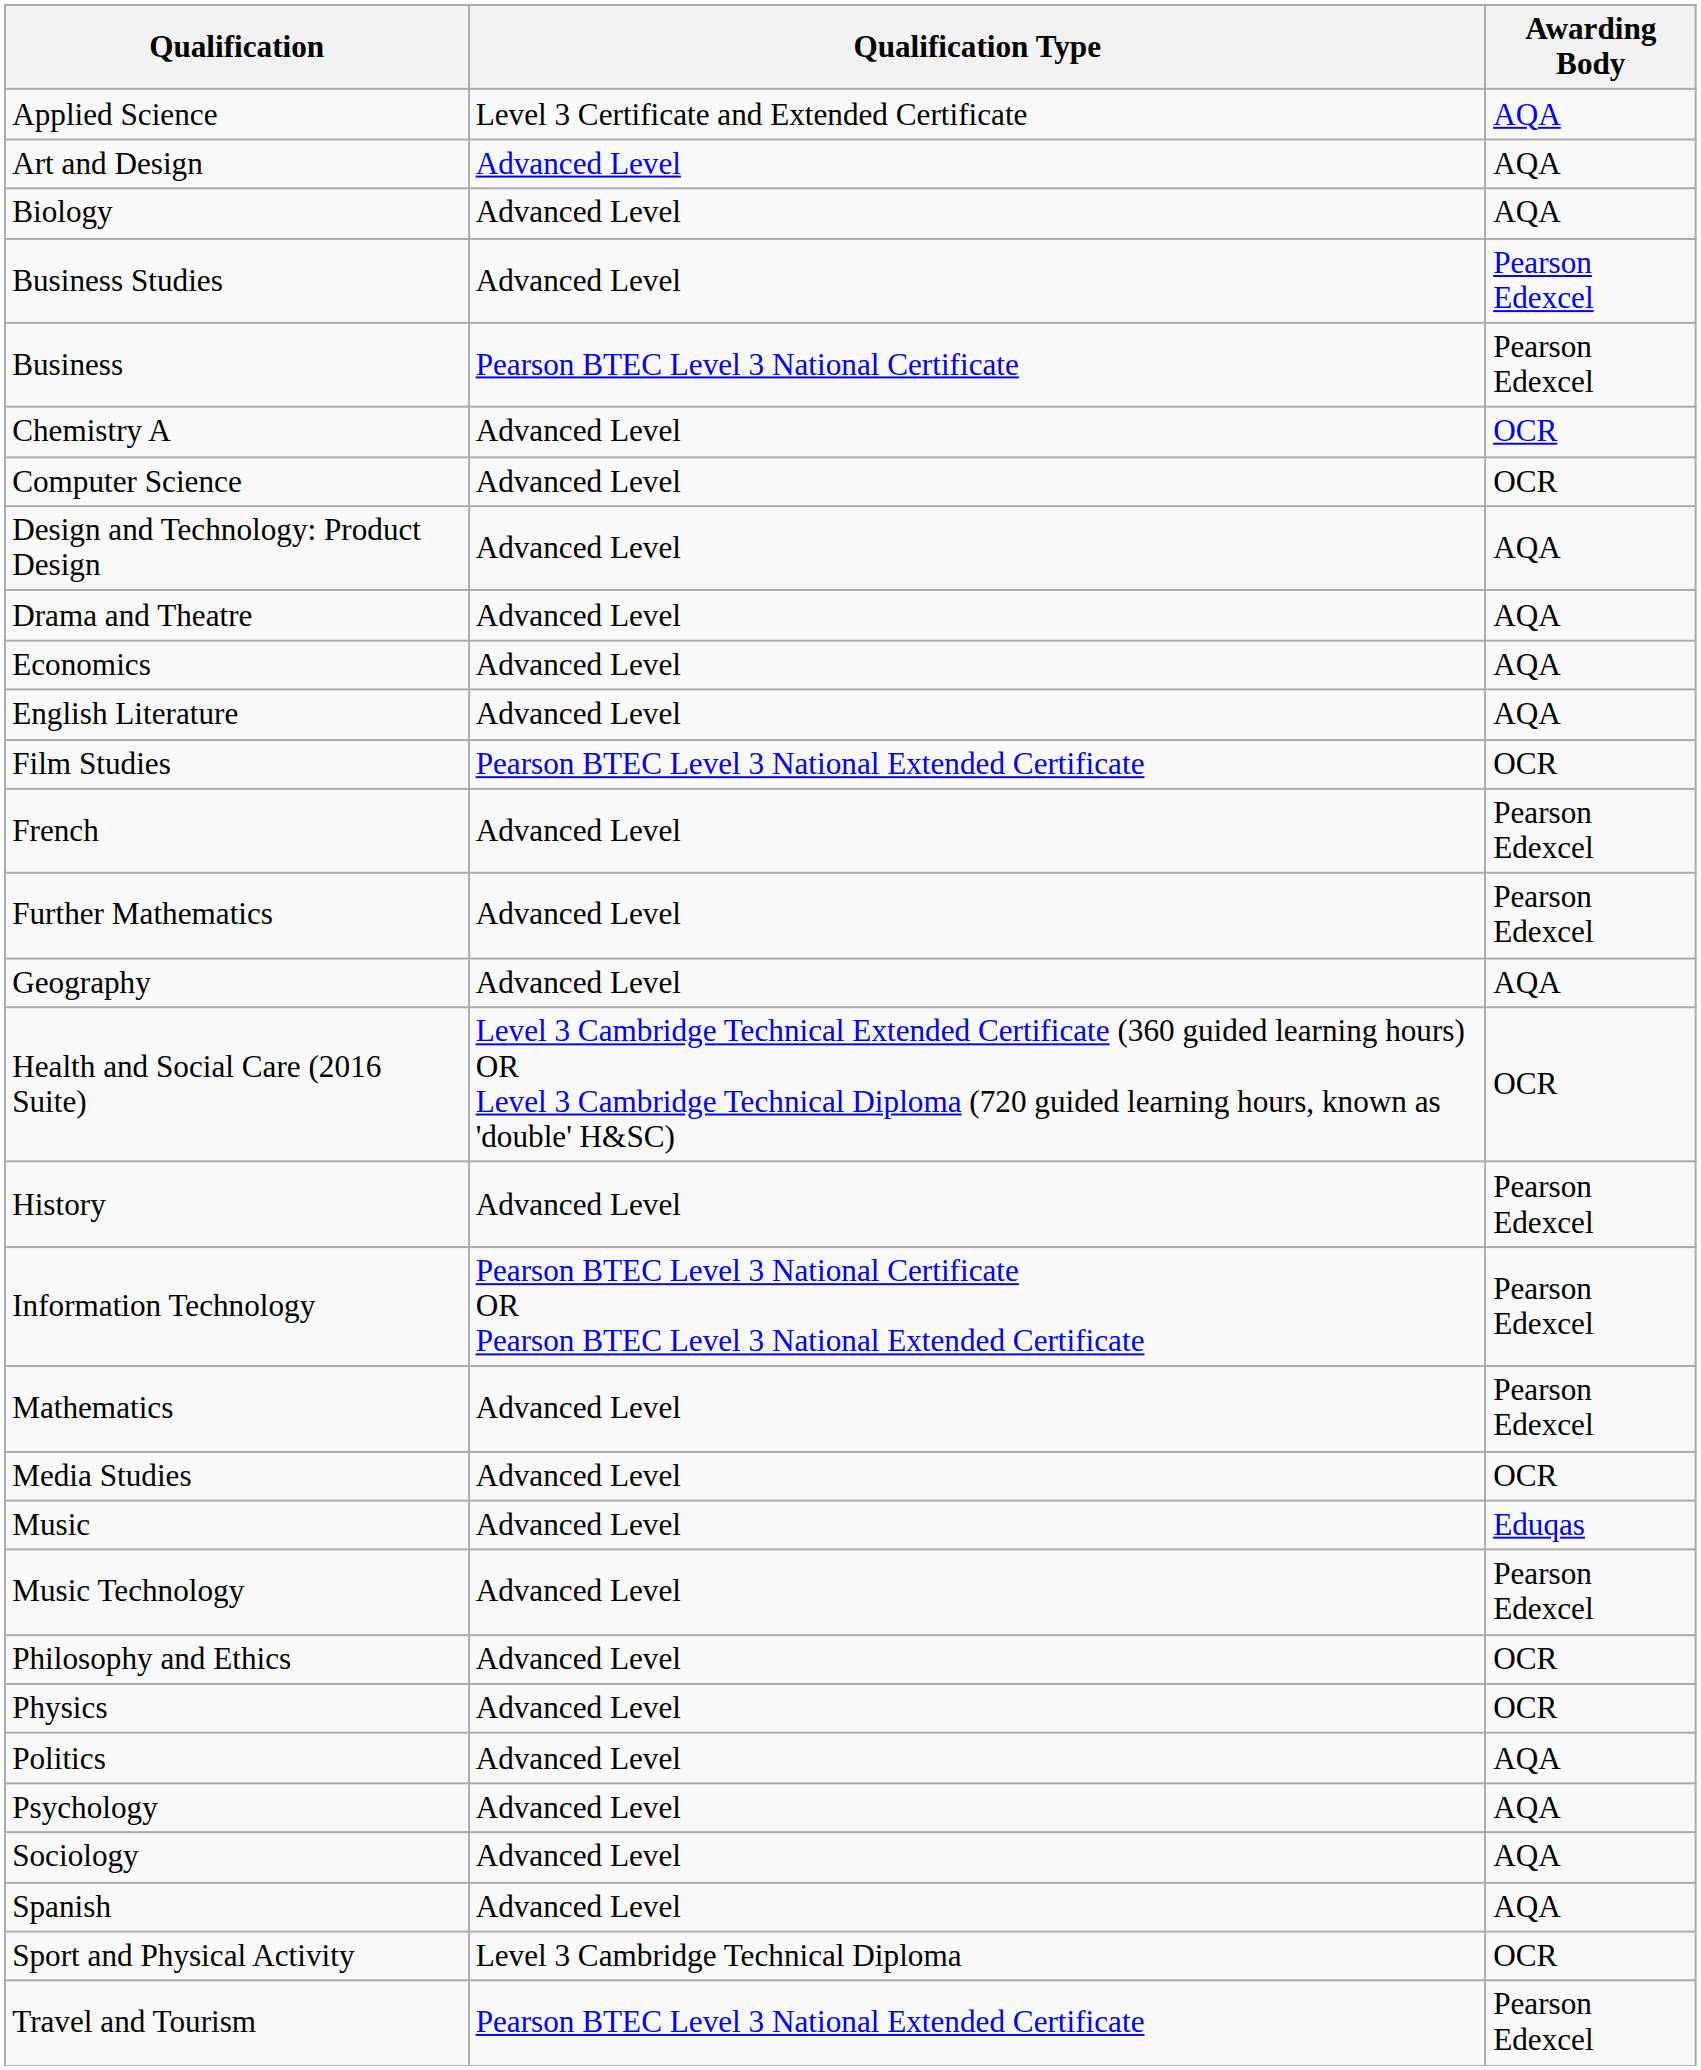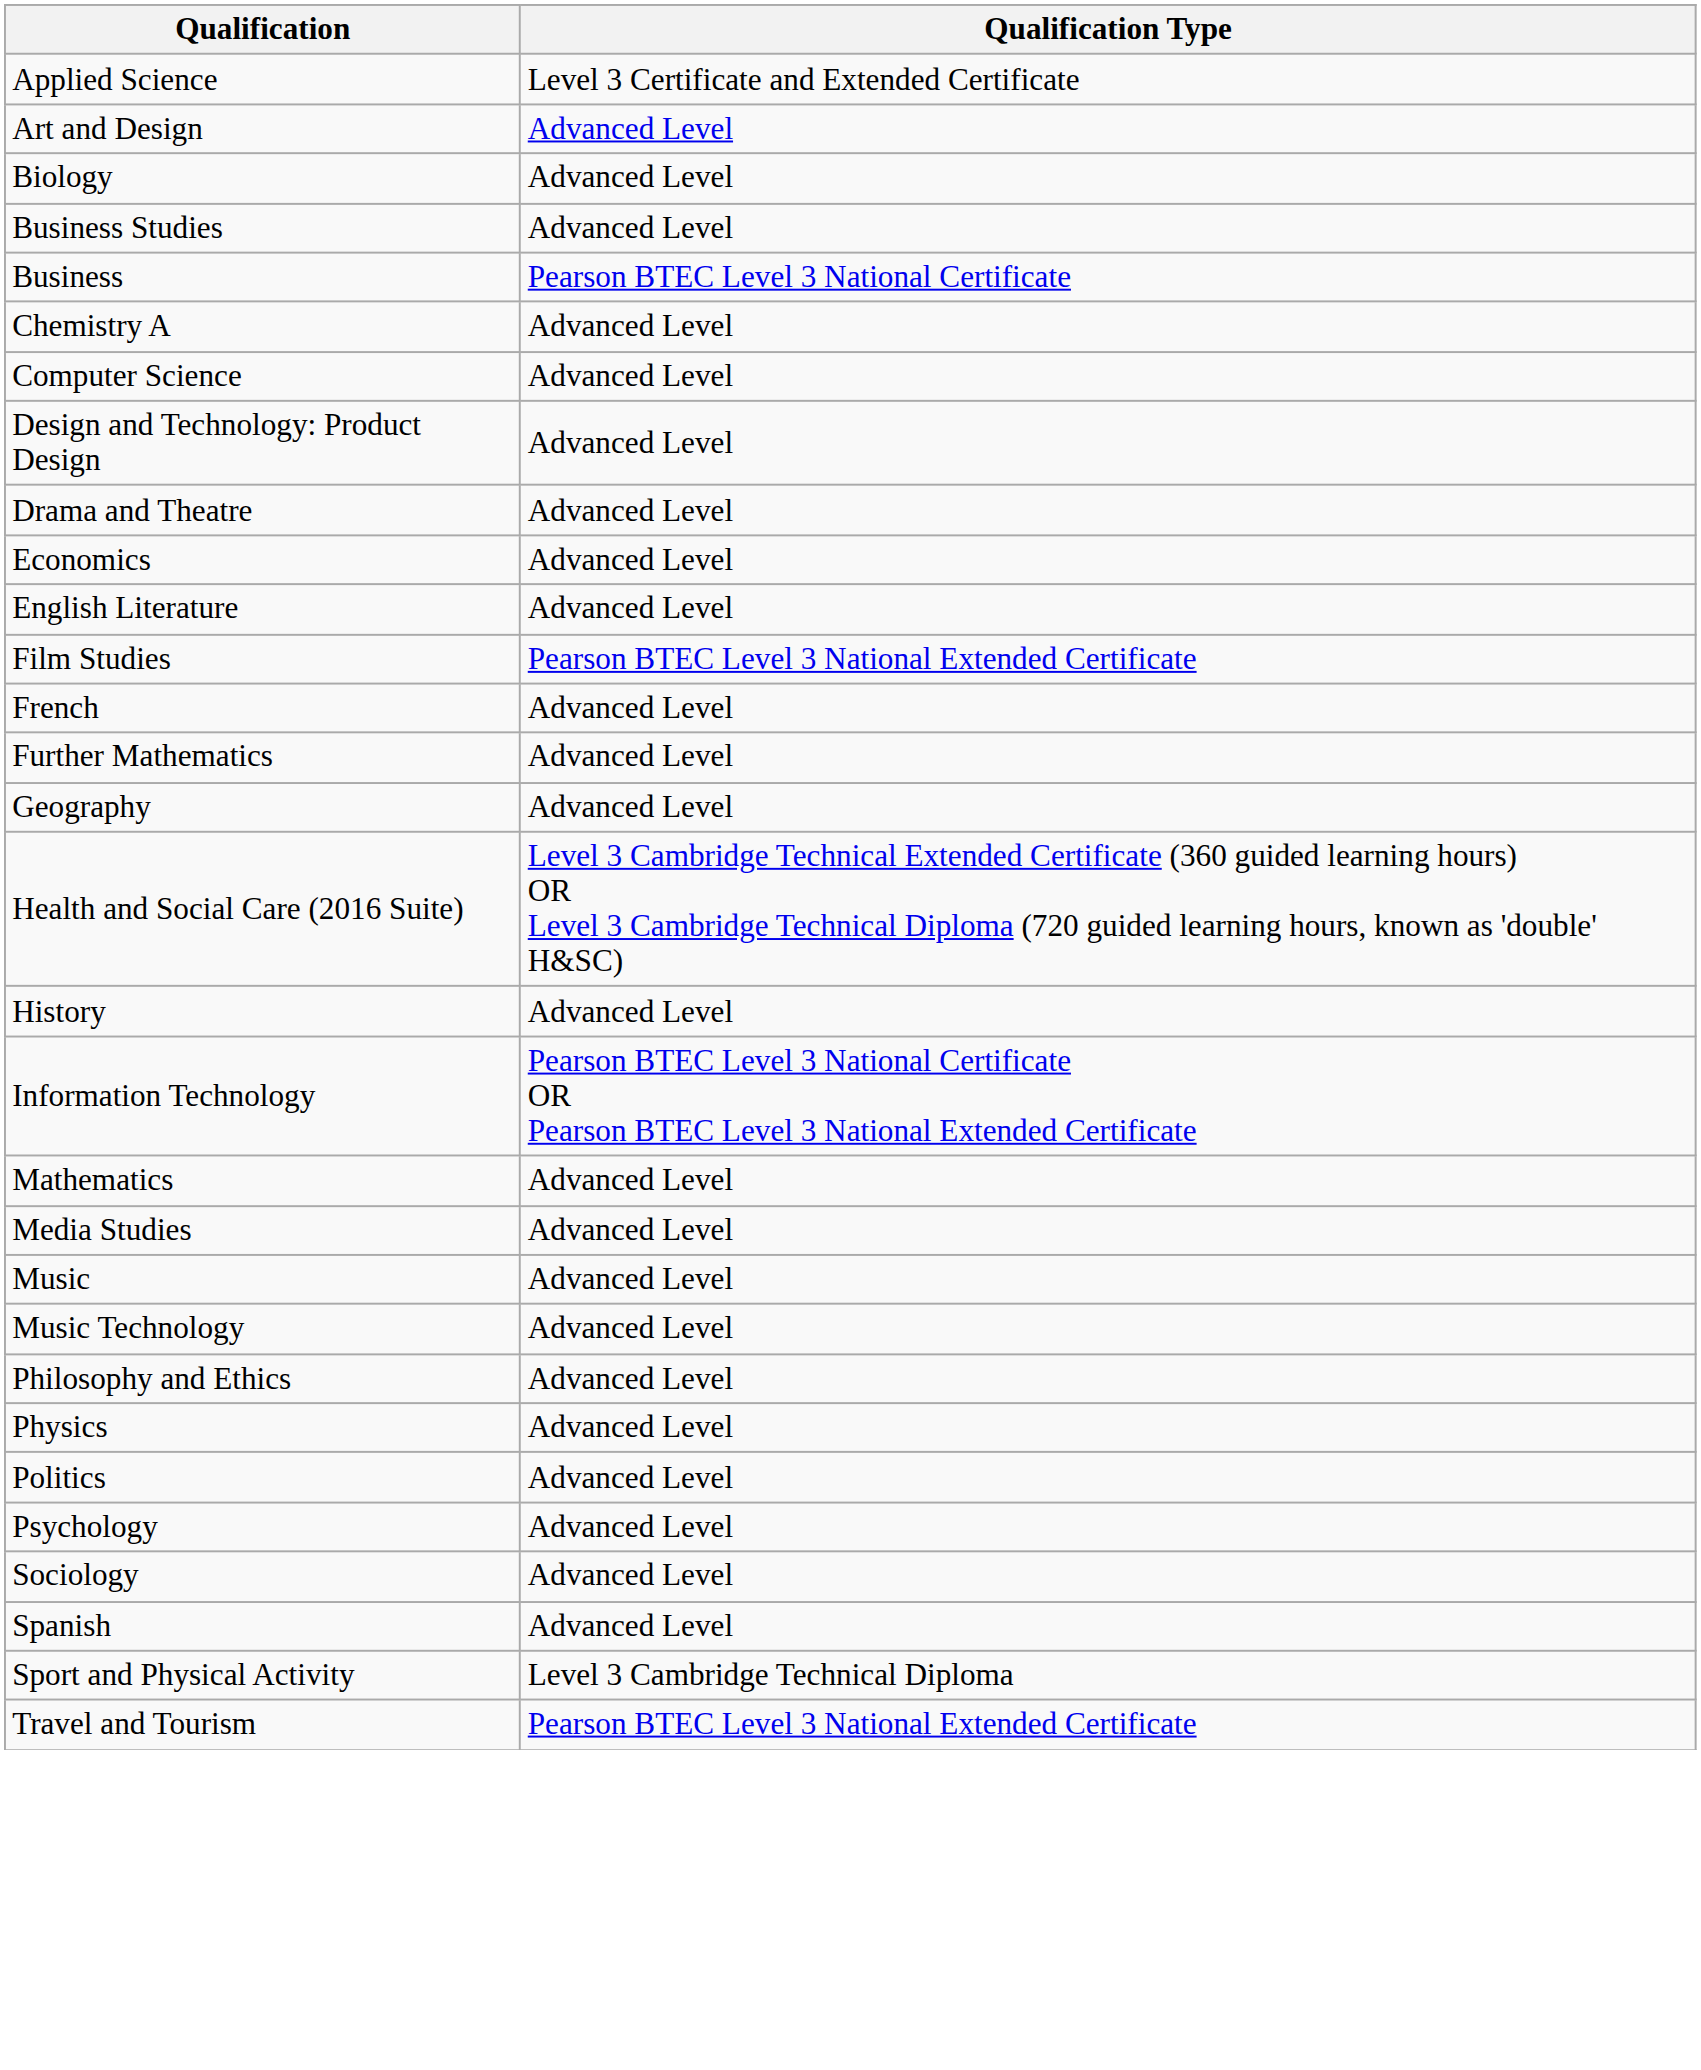- column: (1591, 46)
